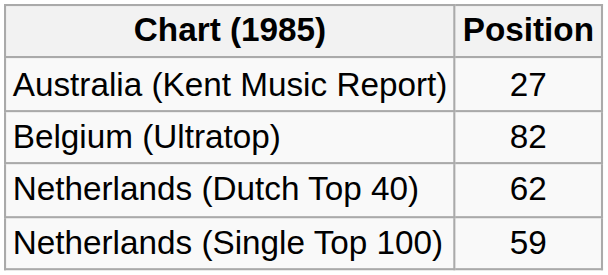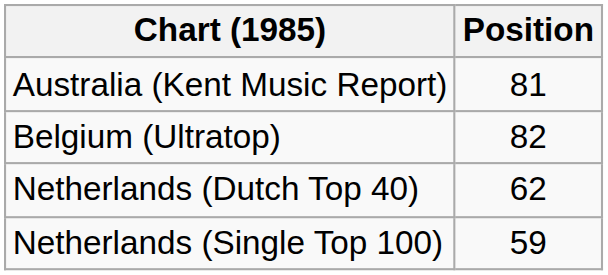(528, 83) 27 -> (528, 83) 81
